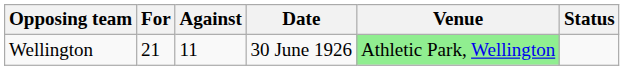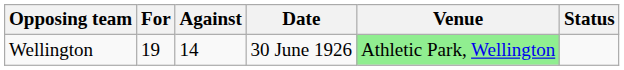(151, 49) 21 -> (151, 49) 19
(189, 49) 11 -> (189, 49) 14
